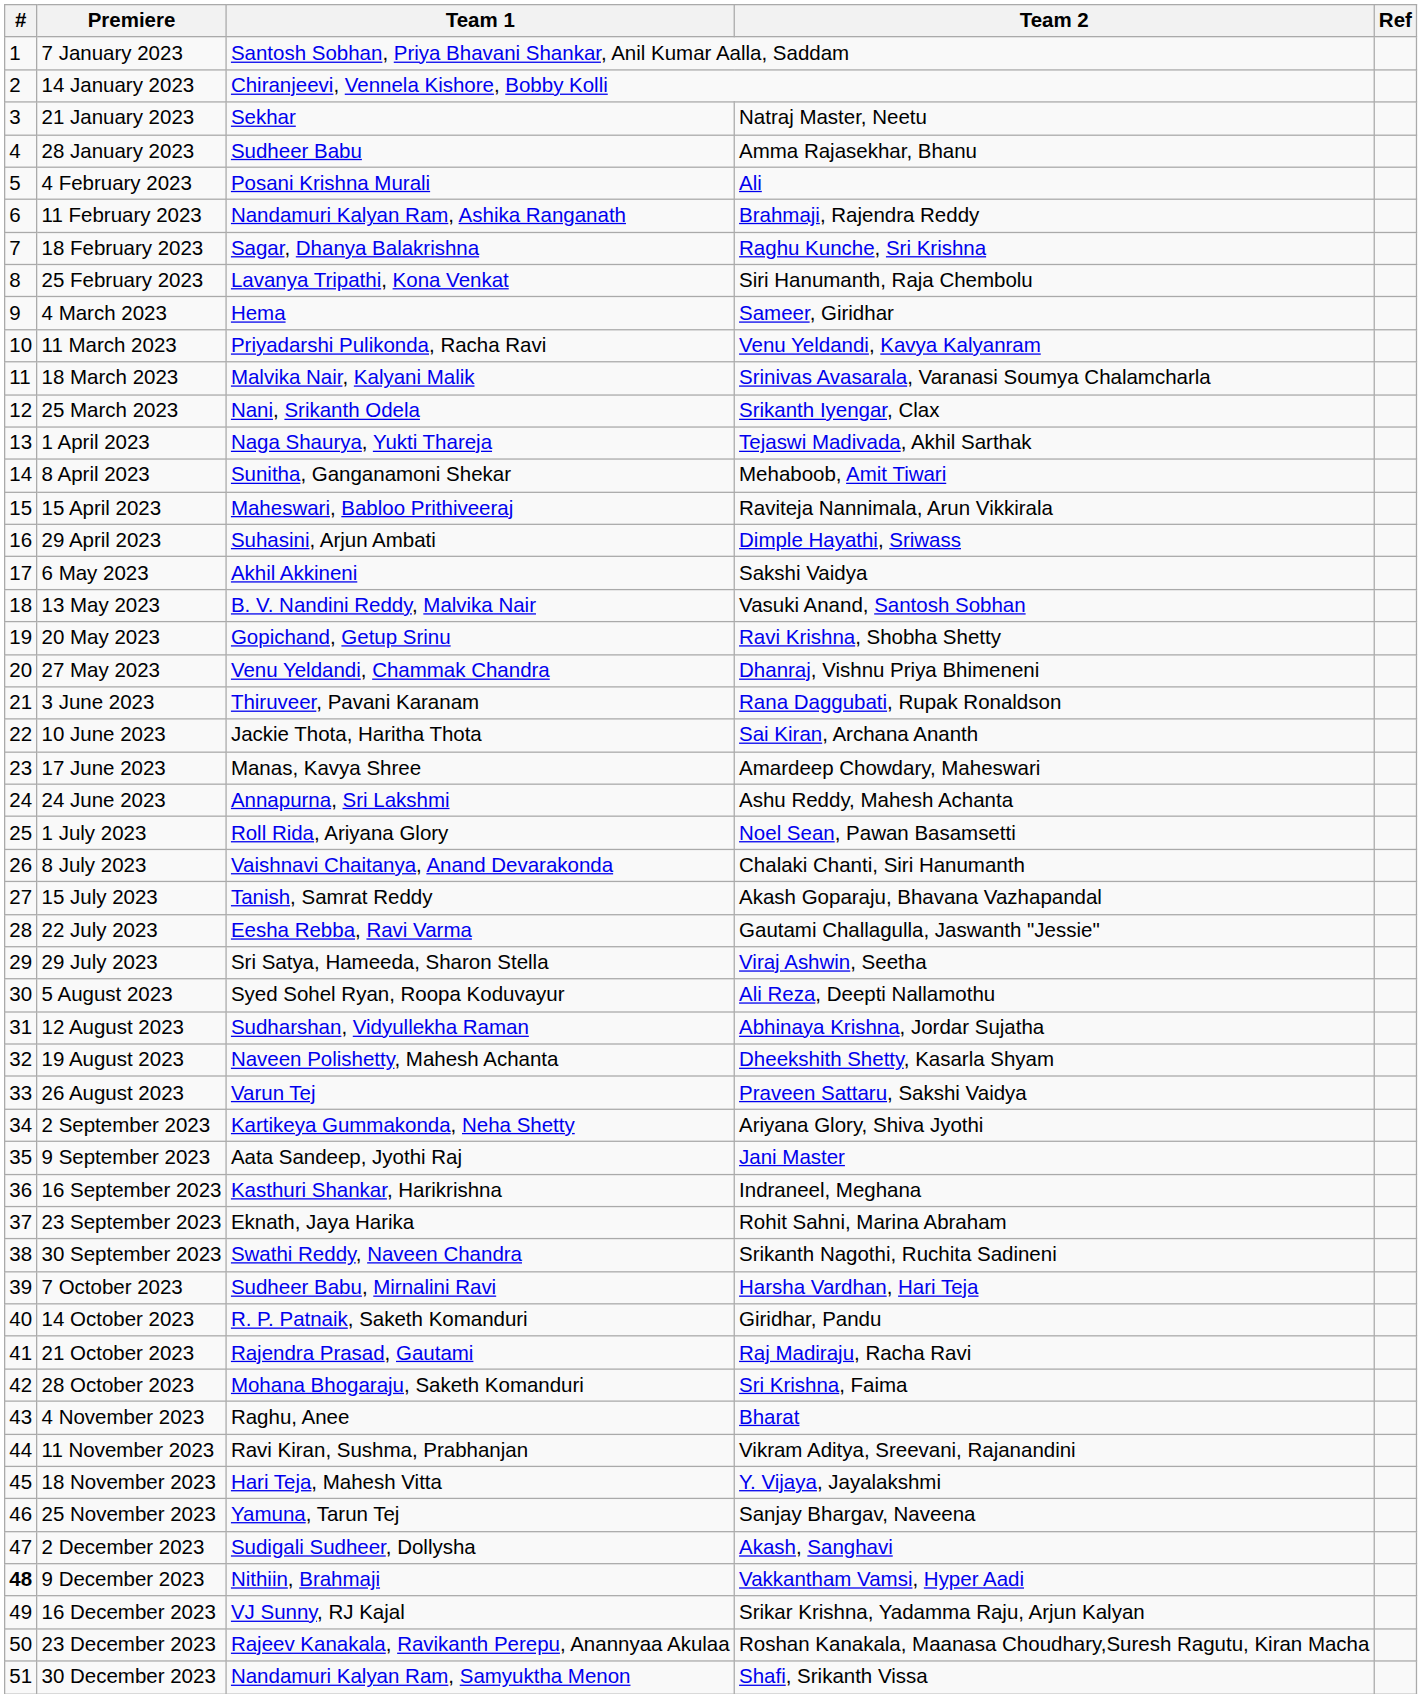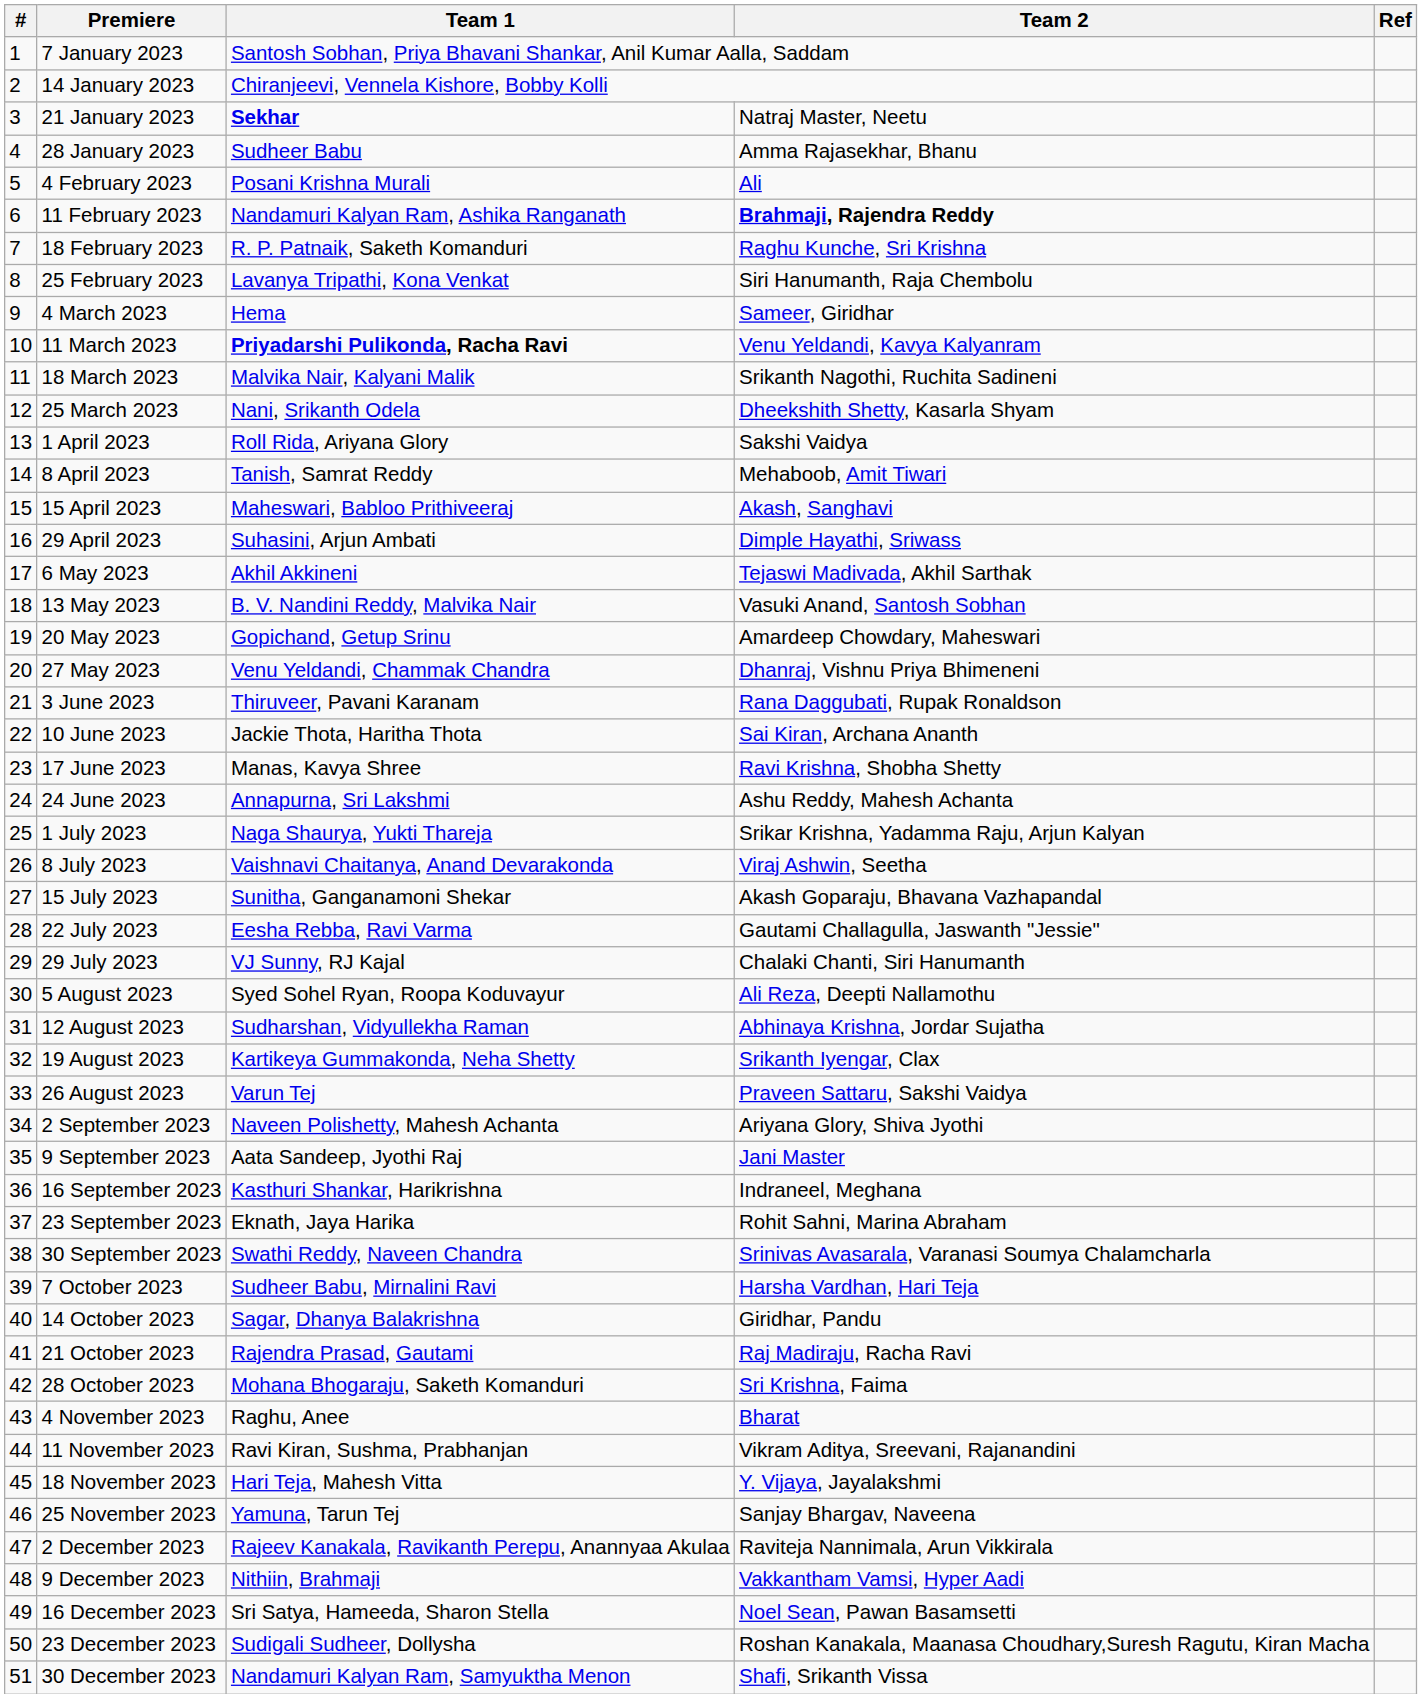(263, 118) normal -> (265, 118) bold
(859, 215) normal -> (867, 215) bold
(355, 248) Sagar, Dhanya Balakrishna -> (379, 248) R. P. Patnaik, Saketh Komanduri
(389, 345) normal -> (399, 345) bold
(975, 378) Srinivas Avasarala, Varanasi Soumya Chalamcharla -> (898, 378) Srikanth Nagothi, Ruchita Sadineni
(839, 410) Srikanth Iyengar, Clax -> (897, 410) Dheekshith Shetty, Kasarla Shyam
(361, 442) Naga Shaurya, Yukti Thareja -> (340, 442) Roll Rida, Ariyana Glory
(885, 442) Tejaswi Madivada, Akhil Sarthak -> (803, 442) Sakshi Vaidya
(371, 475) Sunitha, Ganganamoni Shekar -> (332, 475) Tanish, Samrat Reddy
(896, 507) Raviteja Nannimala, Arun Vikkirala -> (816, 507) Akash, Sanghavi
(803, 572) Sakshi Vaidya -> (885, 572) Tejaswi Madivada, Akhil Sarthak
(870, 637) Ravi Krishna, Shobha Shetty -> (890, 637) Amardeep Chowdary, Maheswari
(890, 767) Amardeep Chowdary, Maheswari -> (870, 767) Ravi Krishna, Shobha Shetty
(340, 832) Roll Rida, Ariyana Glory -> (361, 832) Naga Shaurya, Yukti Thareja
(877, 832) Noel Sean, Pawan Basamsetti -> (942, 832) Srikar Krishna, Yadamma Raju, Arjun Kalyan
(882, 865) Chalaki Chanti, Siri Hanumanth -> (833, 865) Viraj Ashwin, Seetha
(332, 897) Tanish, Samrat Reddy -> (371, 897) Sunitha, Ganganamoni Shekar
(390, 962) Sri Satya, Hameeda, Sharon Stella -> (318, 962) VJ Sunny, RJ Kajal
(833, 962) Viraj Ashwin, Seetha -> (882, 962) Chalaki Chanti, Siri Hanumanth
(395, 1060) Naveen Polishetty, Mahesh Achanta -> (403, 1060) Kartikeya Gummakonda, Neha Shetty
(897, 1060) Dheekshith Shetty, Kasarla Shyam -> (839, 1060) Srikanth Iyengar, Clax
(403, 1125) Kartikeya Gummakonda, Neha Shetty -> (395, 1125) Naveen Polishetty, Mahesh Achanta
(898, 1254) Srikanth Nagothi, Ruchita Sadineni -> (975, 1254) Srinivas Avasarala, Varanasi Soumya Chalamcharla
(379, 1319) R. P. Patnaik, Saketh Komanduri -> (355, 1319) Sagar, Dhanya Balakrishna
(353, 1547) Sudigali Sudheer, Dollysha -> (480, 1547) Rajeev Kanakala, Ravikanth Perepu, Anannyaa Akulaa
(816, 1547) Akash, Sanghavi -> (896, 1547) Raviteja Nannimala, Arun Vikkirala
(21, 1579) bold -> (21, 1579) normal
(318, 1612) VJ Sunny, RJ Kajal -> (390, 1612) Sri Satya, Hameeda, Sharon Stella
(942, 1612) Srikar Krishna, Yadamma Raju, Arjun Kalyan -> (877, 1612) Noel Sean, Pawan Basamsetti
(480, 1644) Rajeev Kanakala, Ravikanth Perepu, Anannyaa Akulaa -> (353, 1644) Sudigali Sudheer, Dollysha
